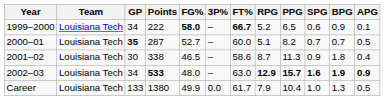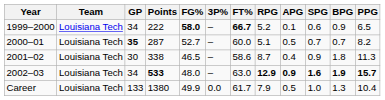columns swapped: (367, 12) <-> (293, 12)
